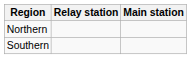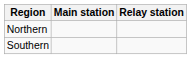columns swapped: (154, 12) <-> (86, 12)
